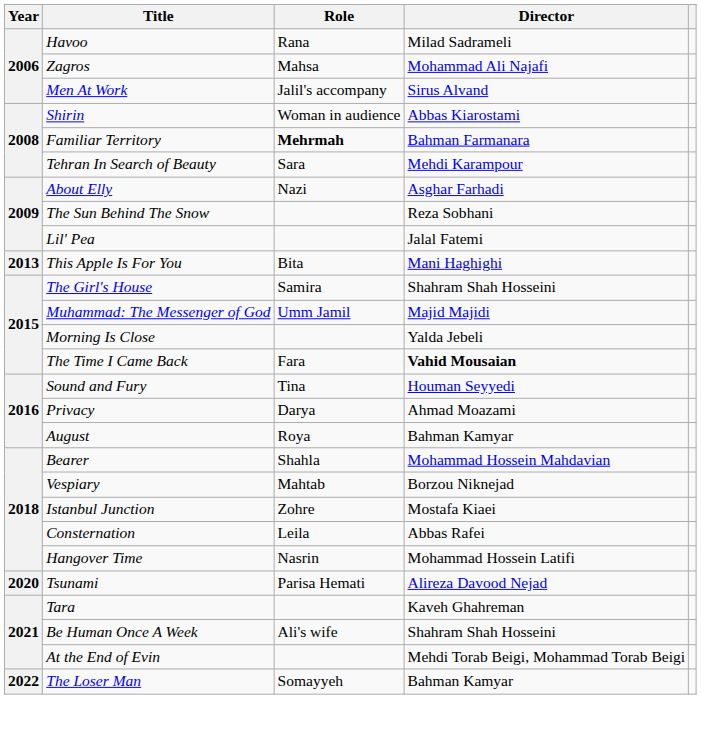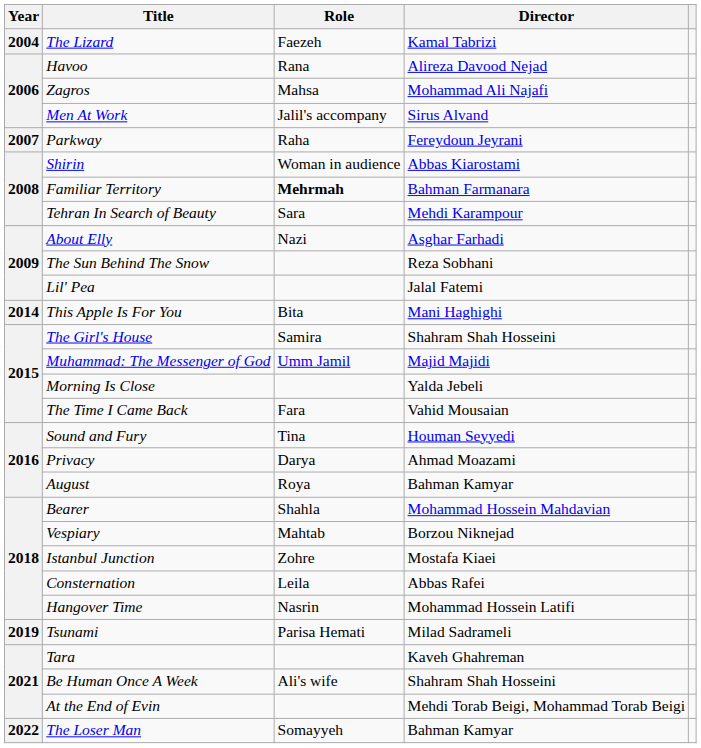+ row: (80, 41)
(460, 41) Milad Sadrameli -> (477, 66) Alireza Davood Nejad
+ row: (74, 139)
(24, 262) 2013 -> (24, 312) 2014
(462, 361) bold -> (458, 410) normal
(24, 582) 2020 -> (24, 632) 2019
(477, 582) Alireza Davood Nejad -> (460, 632) Milad Sadrameli
